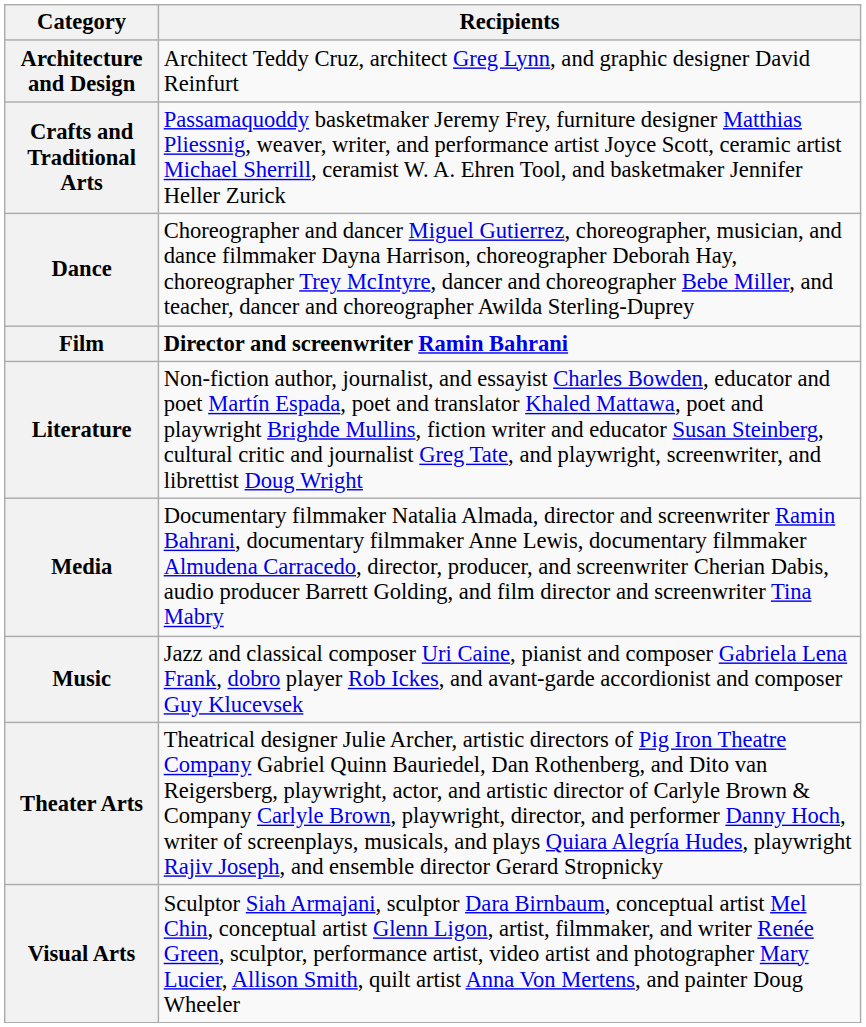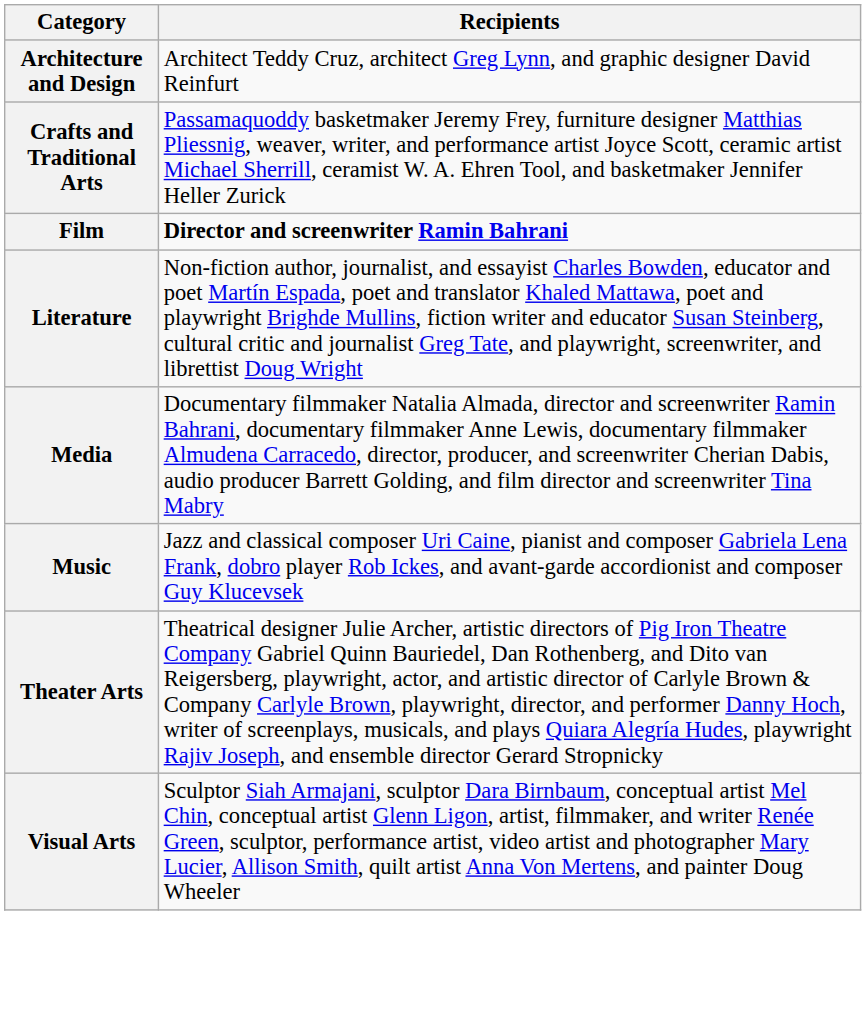- row: (82, 269)
